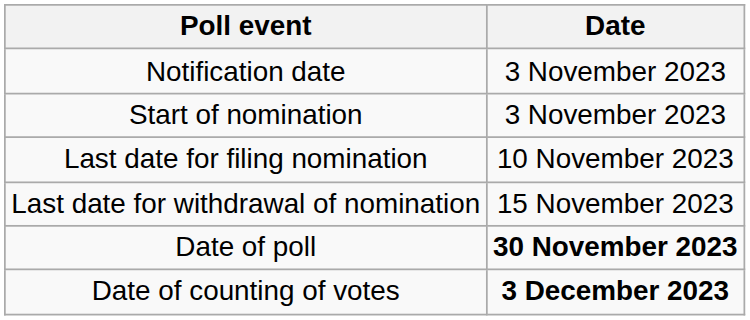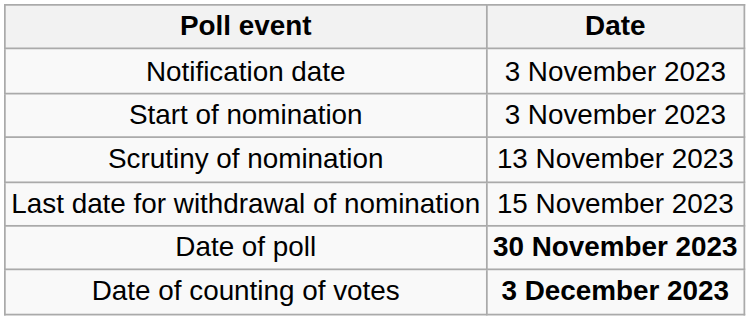- row: (246, 159)
+ row: (246, 159)
